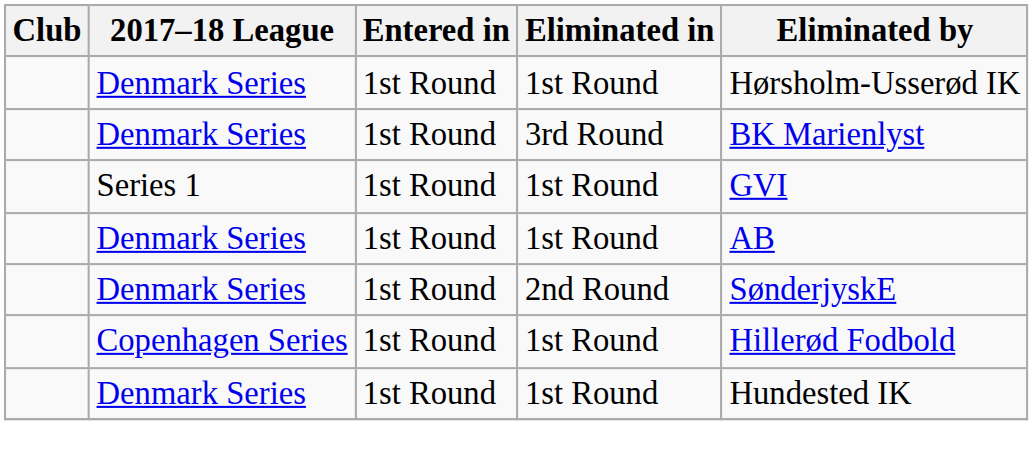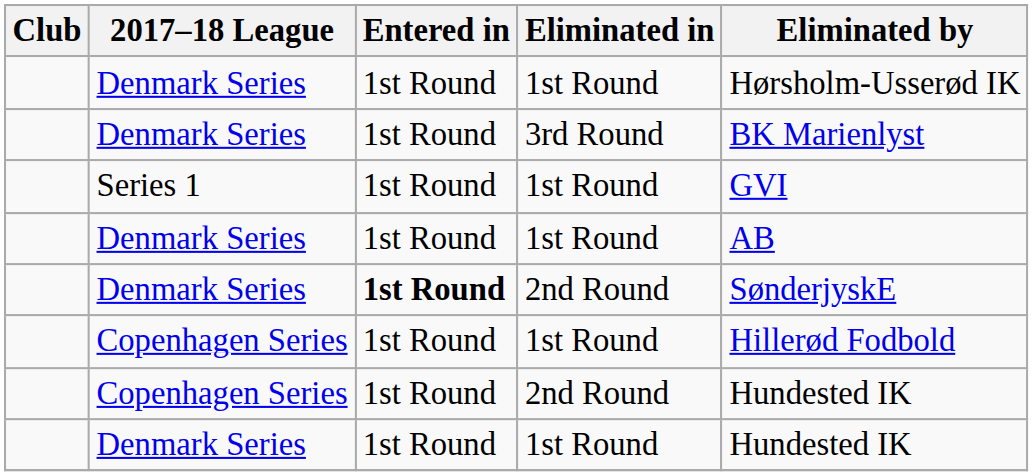(429, 289) normal -> (434, 289) bold
+ row: (222, 392)
